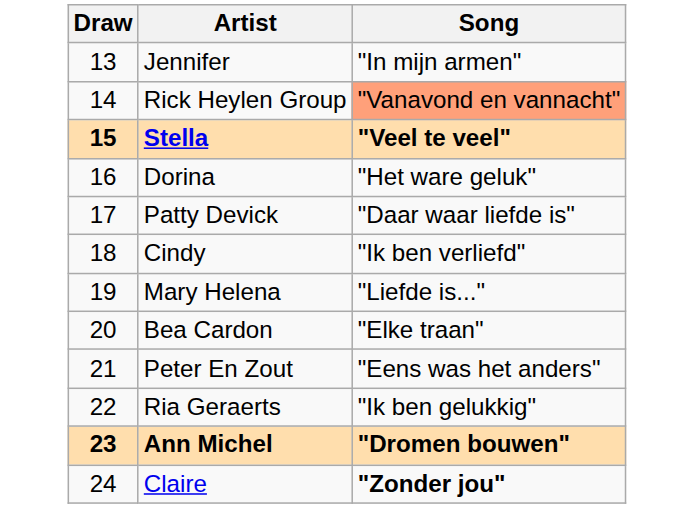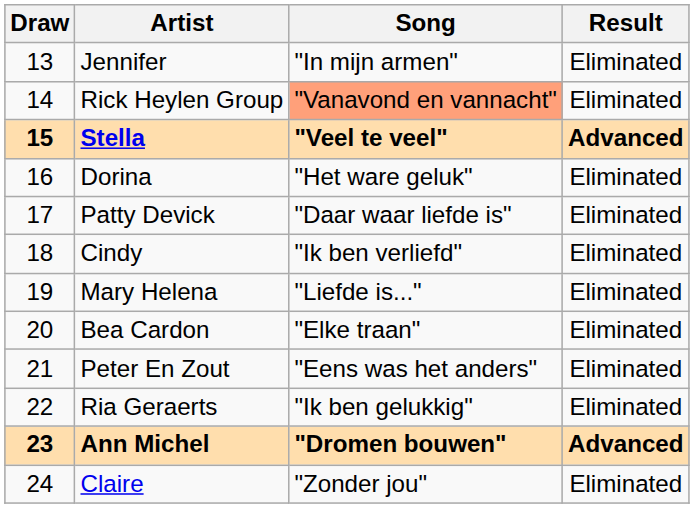+ column: (626, 23)
(432, 483) bold -> (361, 483) normal
